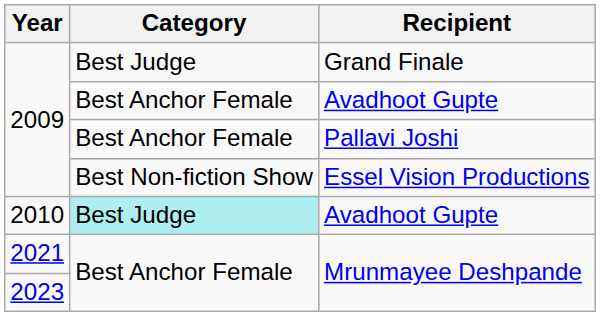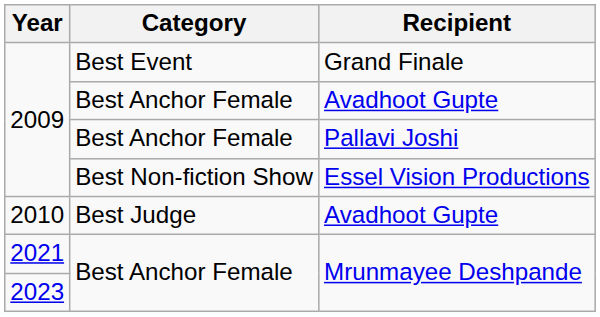(136, 61) Best Judge -> (134, 61) Best Event
(136, 215) paleturquoise background -> (136, 215) no background
